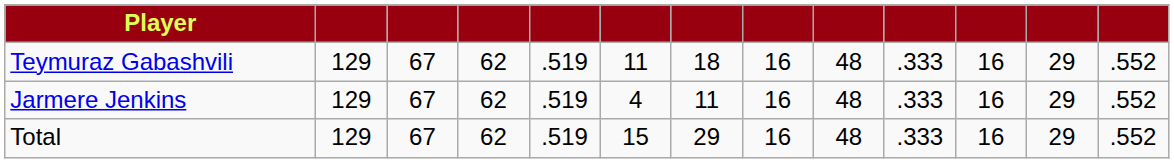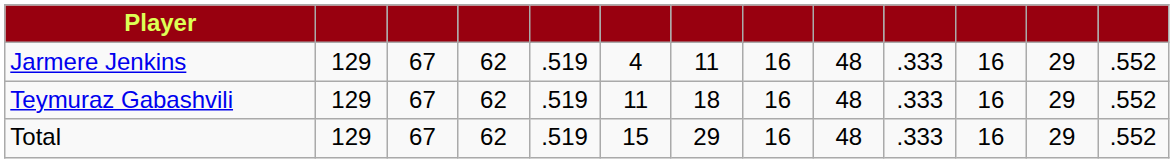rows swapped: (122, 61) <-> (98, 99)
